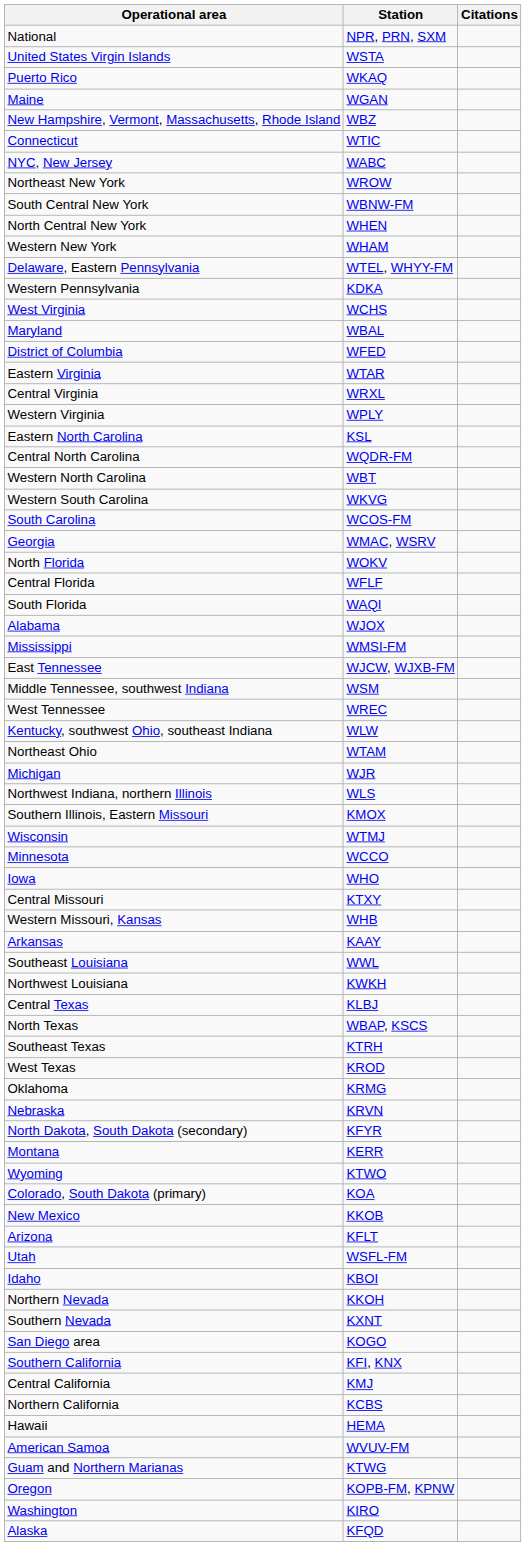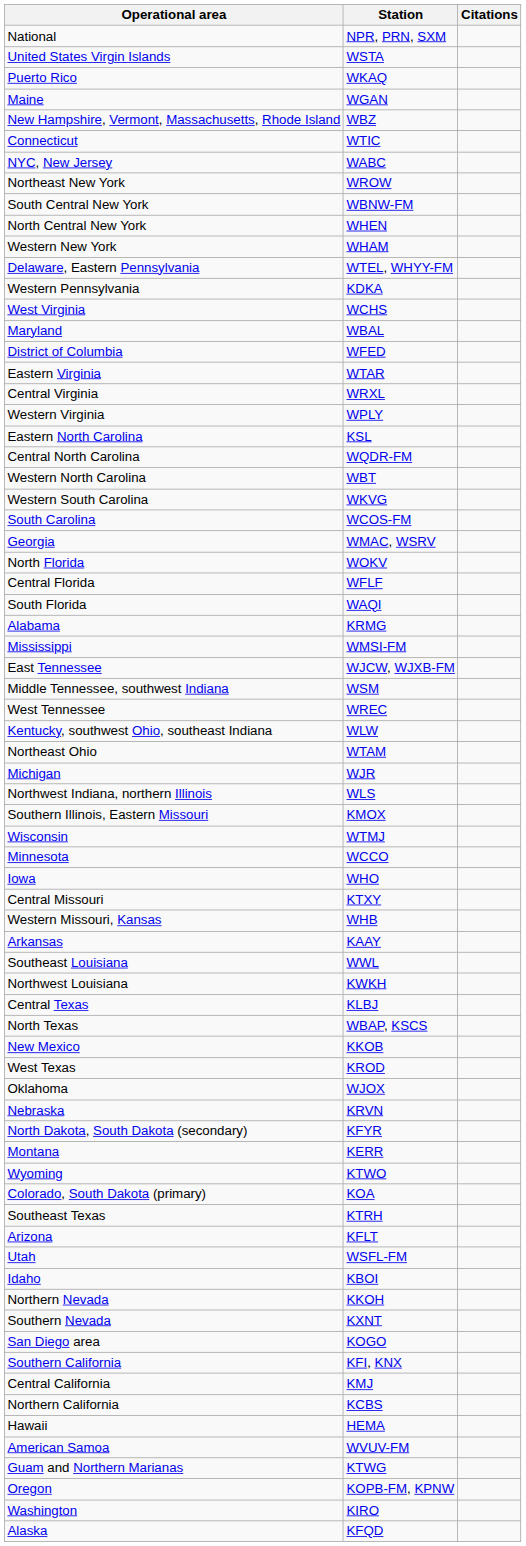(366, 625) WJOX -> (366, 625) KRMG
rows swapped: (56, 1047) <-> (44, 1215)
(366, 1089) KRMG -> (366, 1089) WJOX
